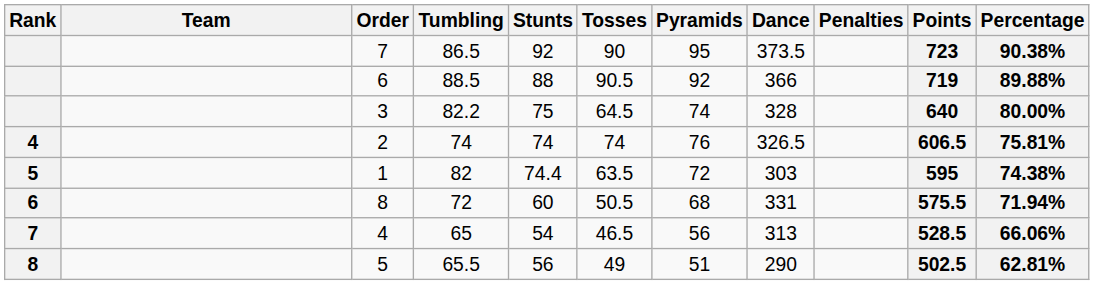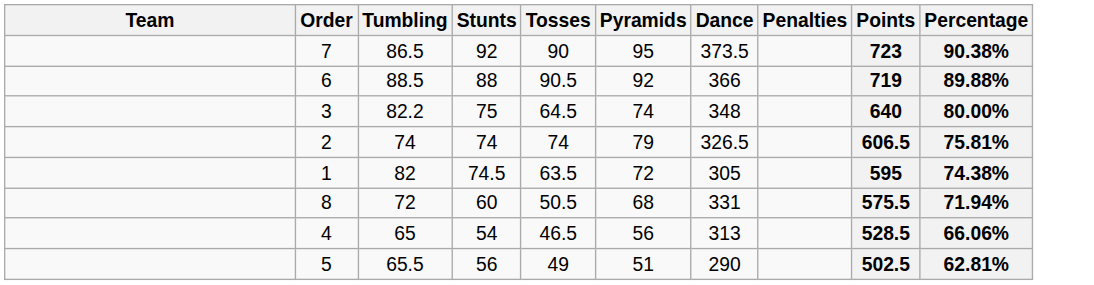- column: (33, 20)
(781, 112) 328 -> (725, 112) 348
(699, 142) 76 -> (643, 142) 79
(543, 173) 74.4 -> (487, 173) 74.5
(781, 173) 303 -> (725, 173) 305
